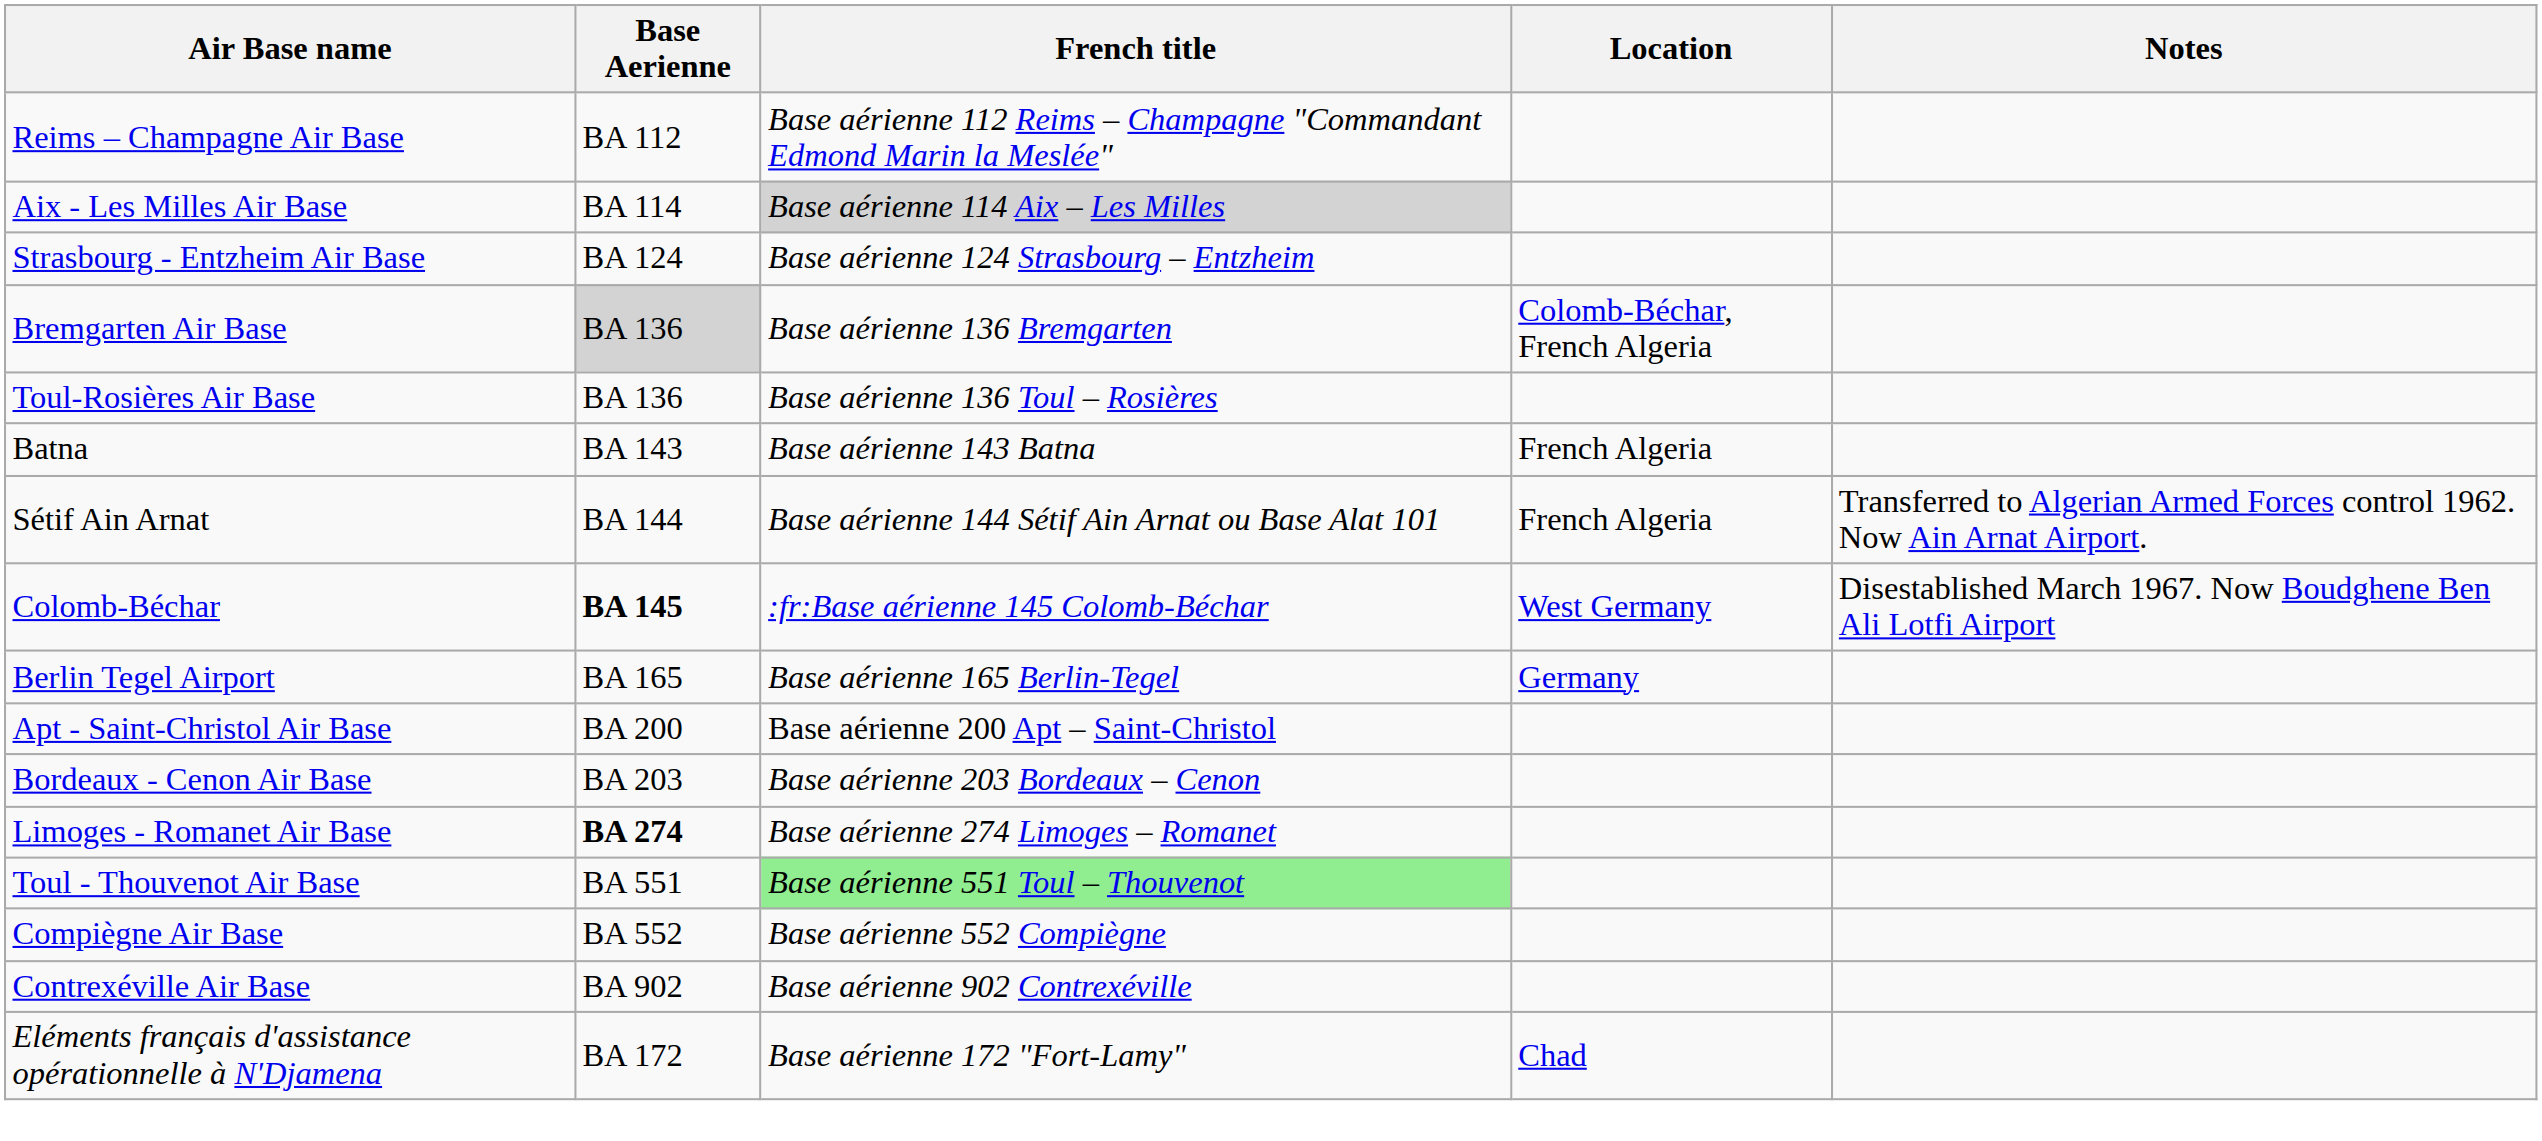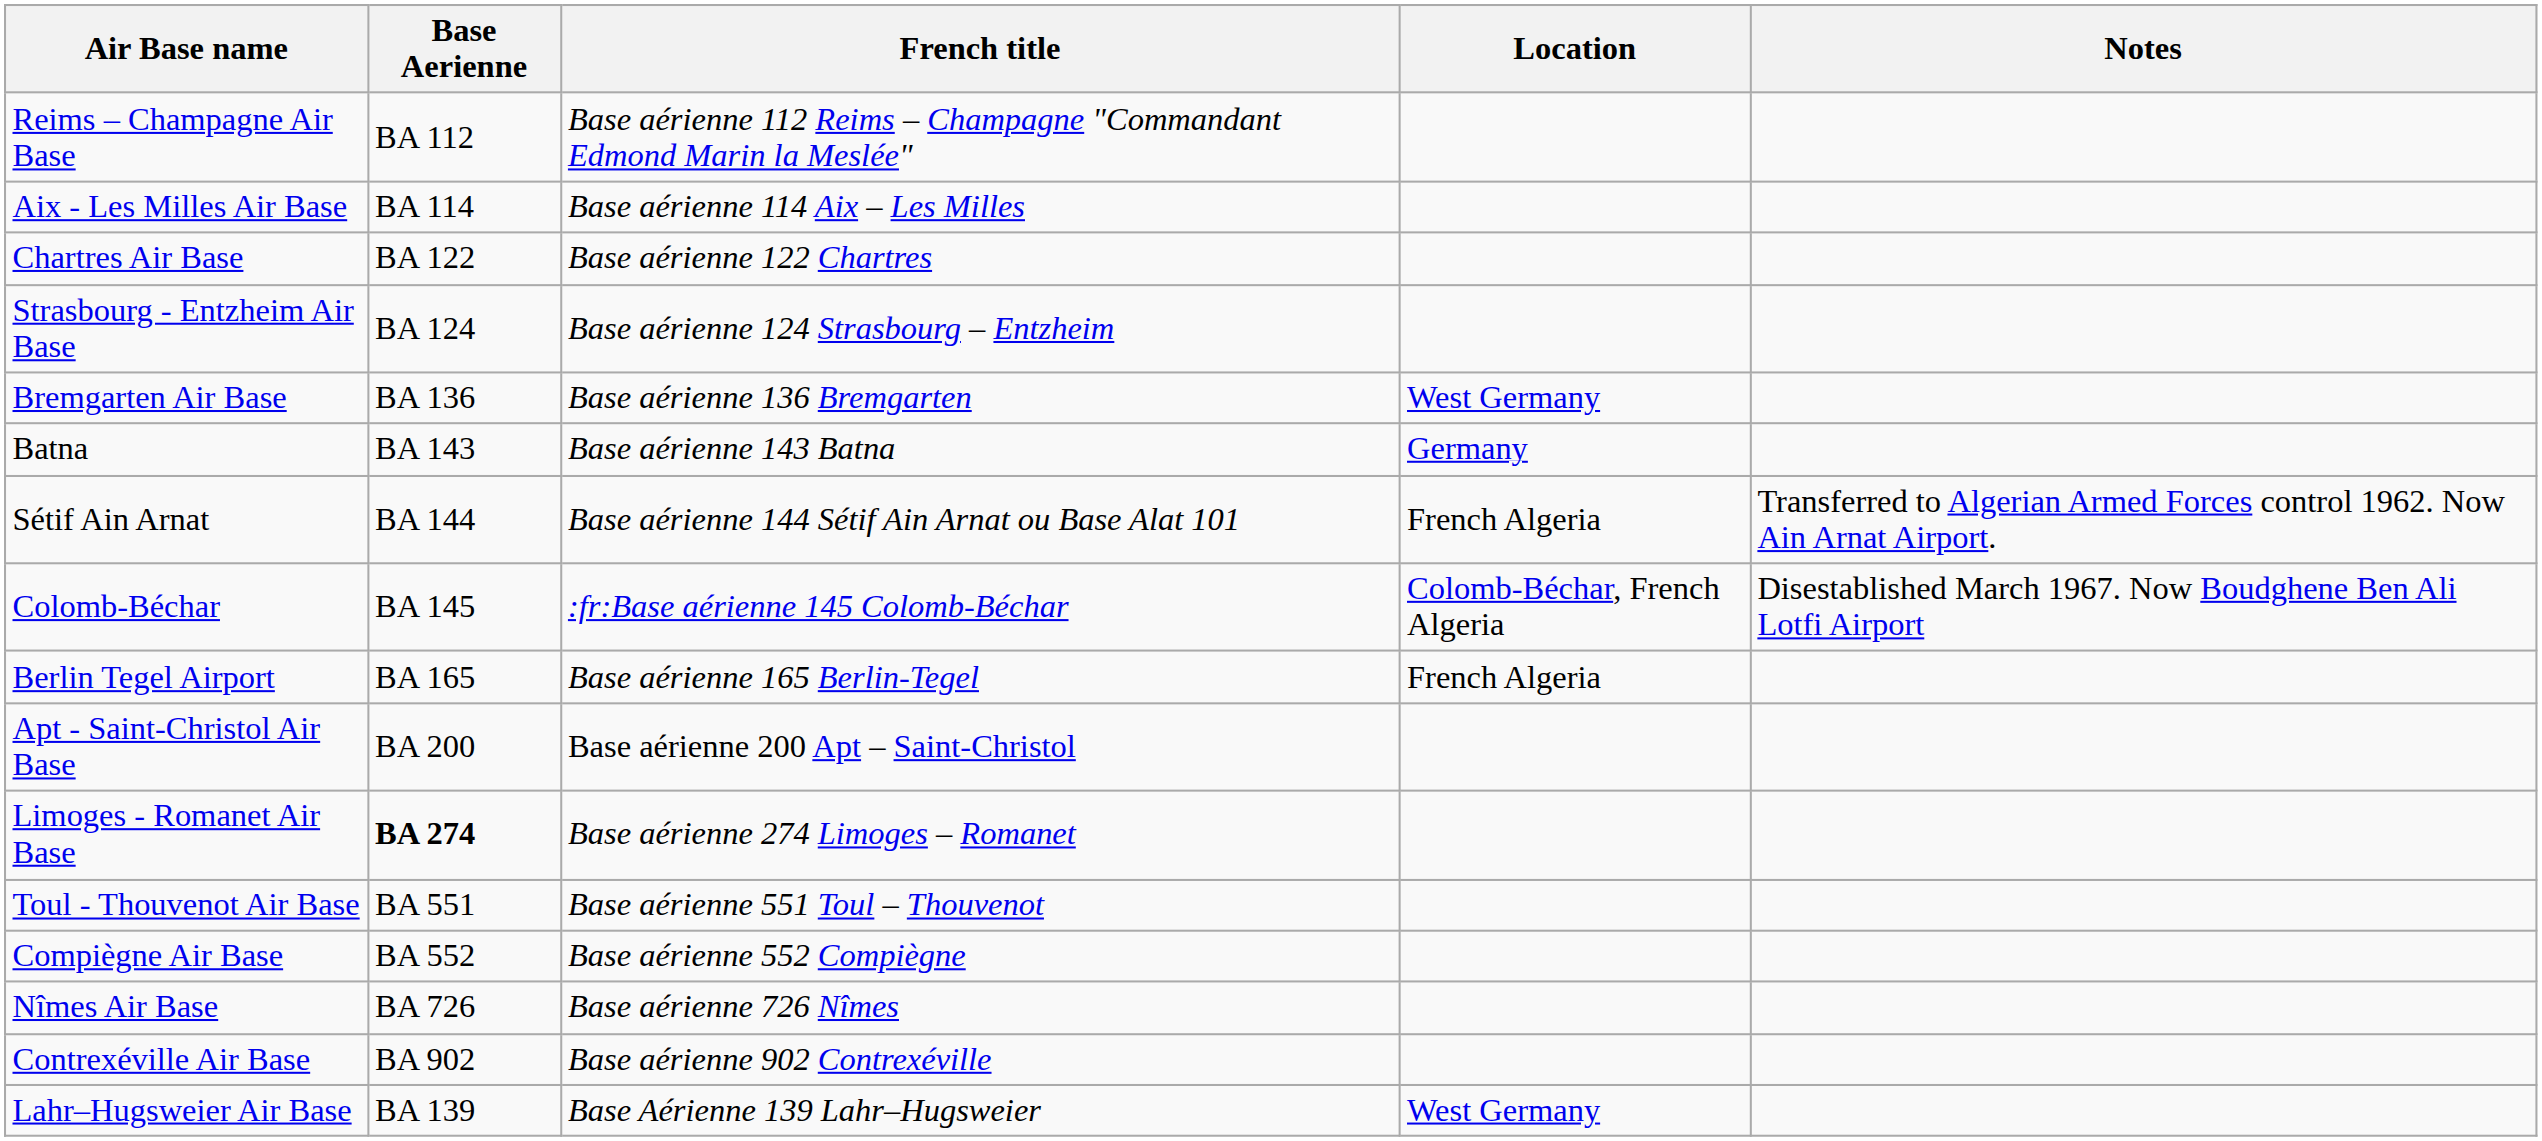(997, 206) lightgrey background -> (796, 206) no background
+ row: (128, 257)
(633, 327) lightgrey background -> (425, 397) no background
(1625, 327) Colomb-Béchar, French Algeria -> (1504, 397) West Germany
- row: (164, 397)
(1615, 448) French Algeria -> (1467, 448) Germany
(633, 606) bold -> (425, 606) normal
(1615, 606) West Germany -> (1563, 606) Colomb-Béchar, French Algeria
(1579, 676) Germany -> (1504, 676) French Algeria
- row: (192, 779)
(1006, 882) lightgreen background -> (806, 904) no background
+ row: (115, 1007)
+ row: (182, 1110)
- row: (212, 1055)
